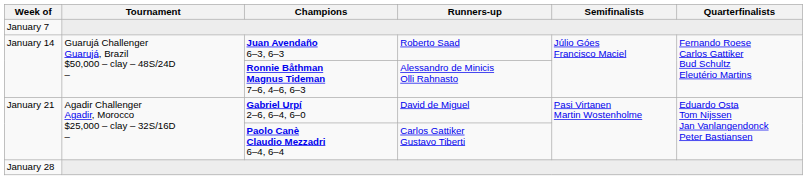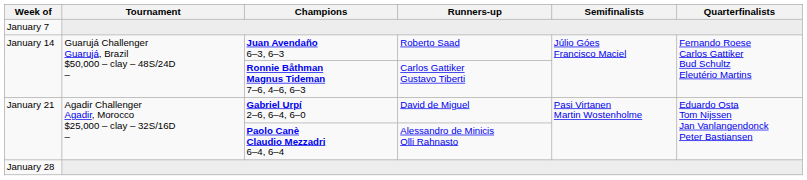(447, 73) Alessandro de Minicis Olli Rahnasto -> (433, 73) Carlos Gattiker Gustavo Tiberti
(433, 136) Carlos Gattiker Gustavo Tiberti -> (447, 136) Alessandro de Minicis Olli Rahnasto
